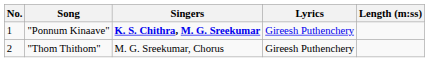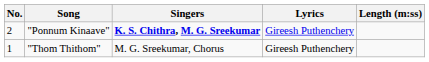(9, 31) 1 -> (9, 31) 2
(9, 48) 2 -> (9, 48) 1
